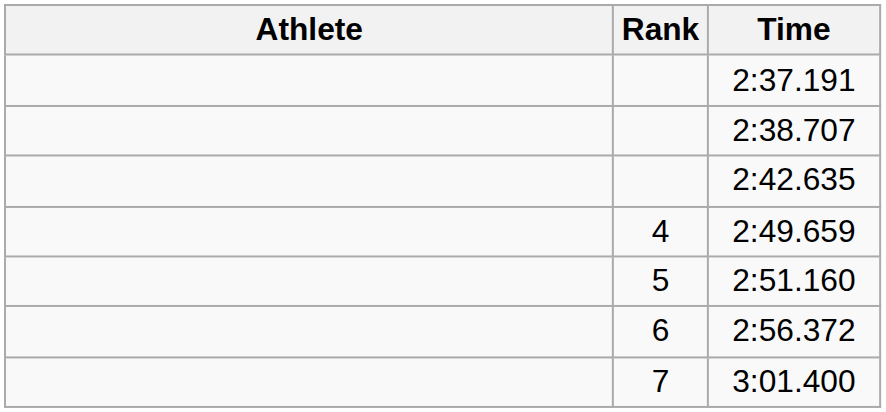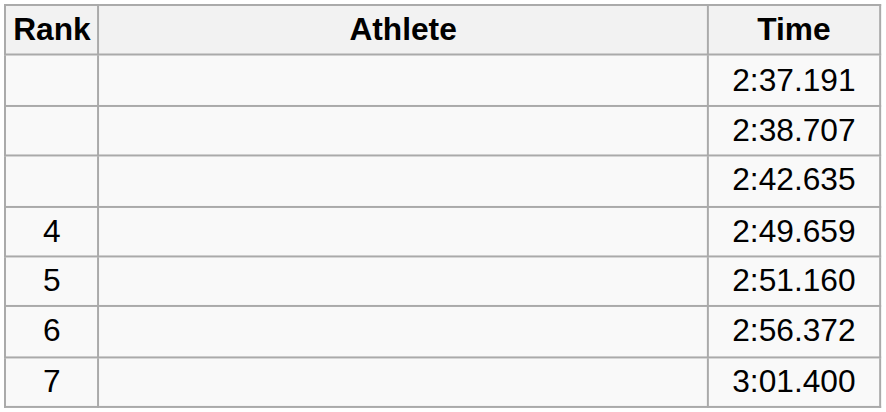columns swapped: (660, 29) <-> (309, 29)
